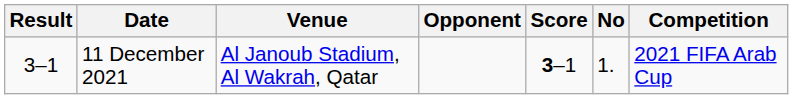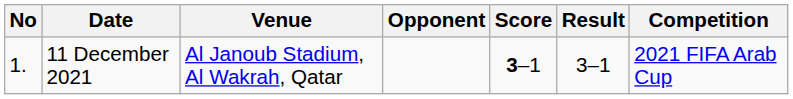columns swapped: (611, 20) <-> (41, 20)
